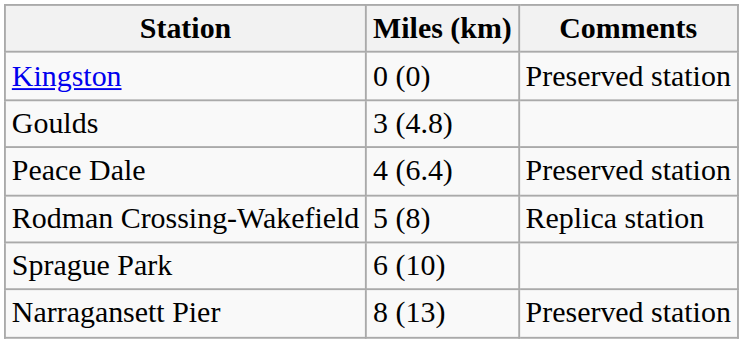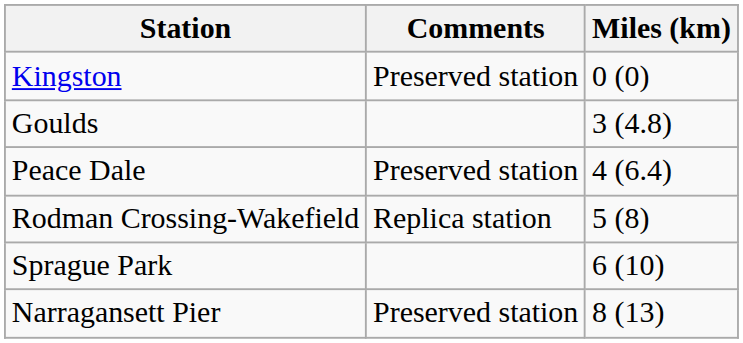columns swapped: (442, 28) <-> (628, 28)
